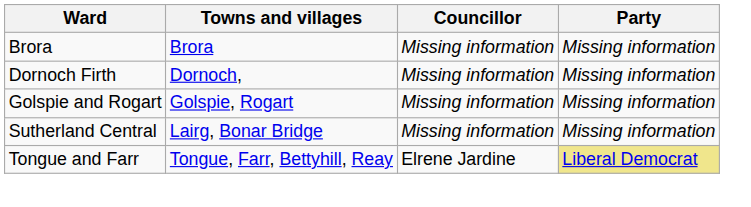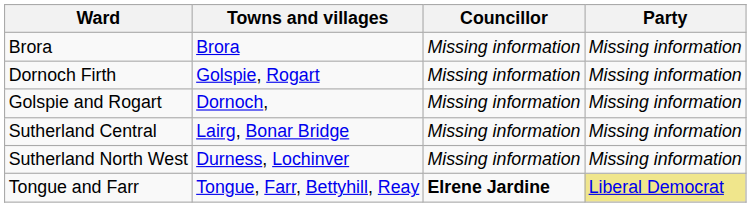(206, 74) Dornoch, -> (258, 74) Golspie, Rogart
(232, 103) Golspie, Rogart -> (232, 103) Dornoch,
+ row: (98, 159)
(458, 159) normal -> (489, 187) bold
